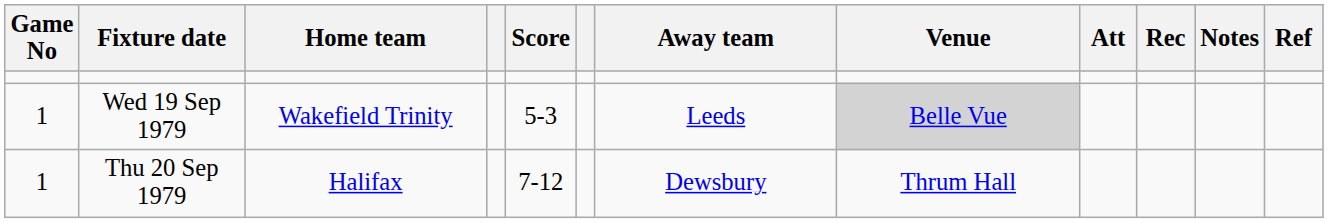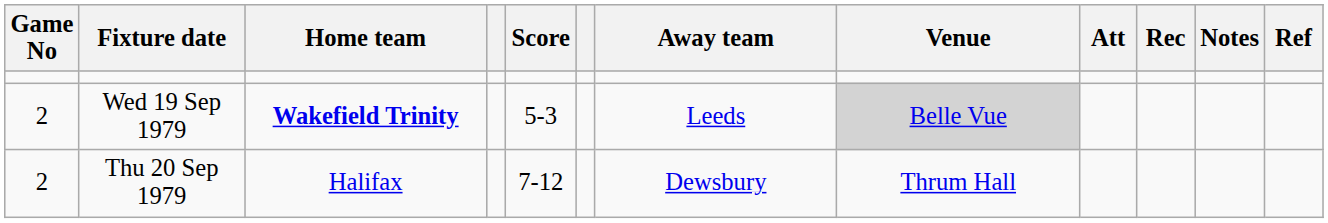(42, 116) 1 -> (42, 116) 2
(366, 116) normal -> (366, 116) bold
(42, 182) 1 -> (42, 182) 2
